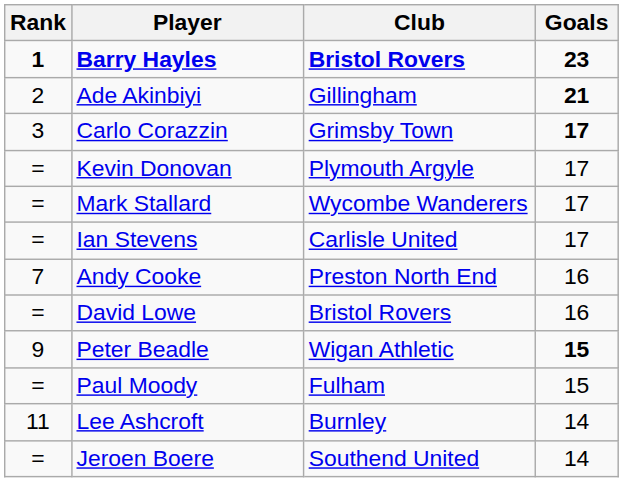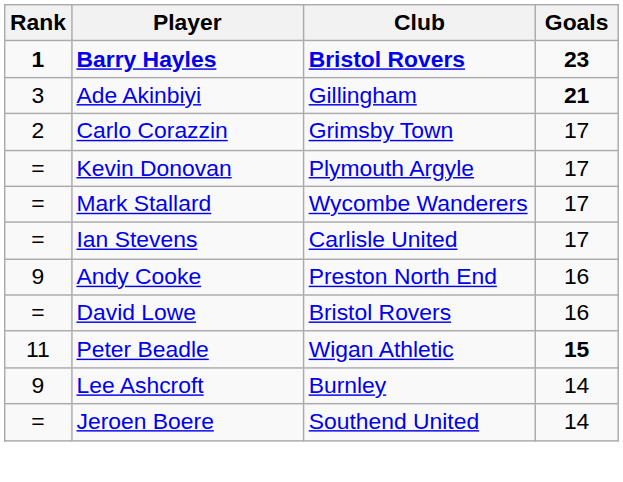(38, 95) 2 -> (38, 95) 3
(38, 131) 3 -> (38, 131) 2
(577, 131) bold -> (577, 131) normal
(38, 276) 7 -> (38, 276) 9
(38, 349) 9 -> (38, 349) 11
- row: (137, 385)
(38, 421) 11 -> (38, 385) 9
